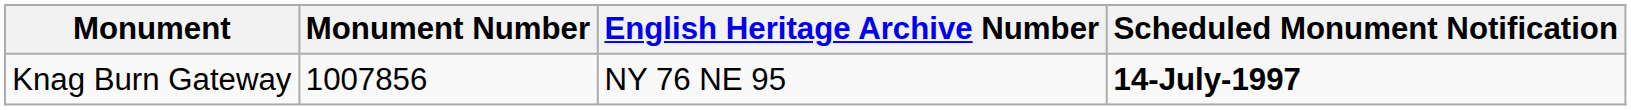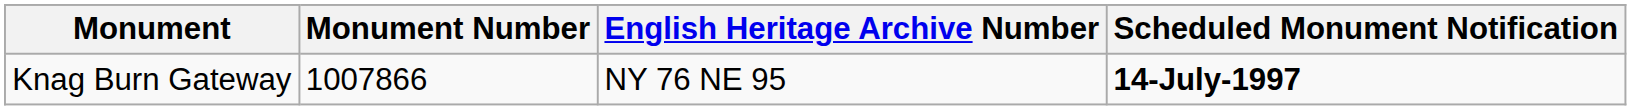(367, 78) 1007856 -> (367, 78) 1007866
